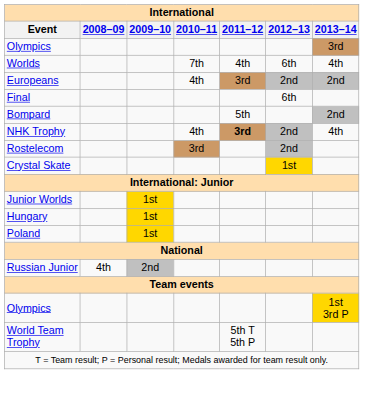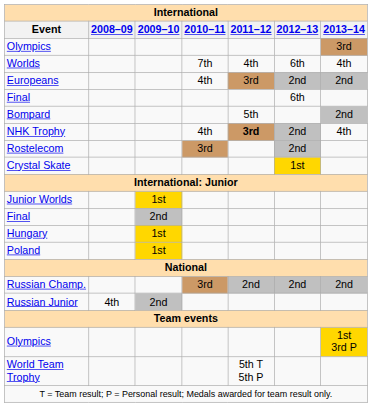+ row: (18, 217)
+ row: (46, 285)
